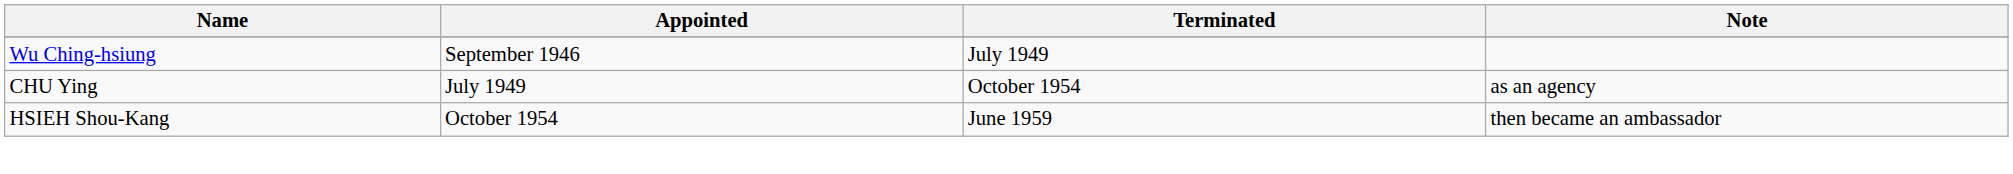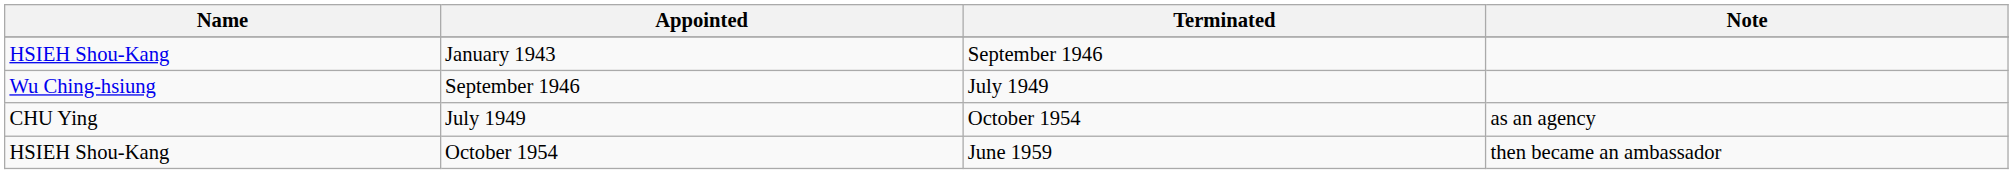+ row: (500, 53)
